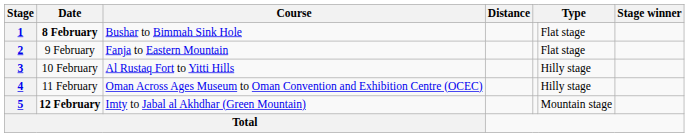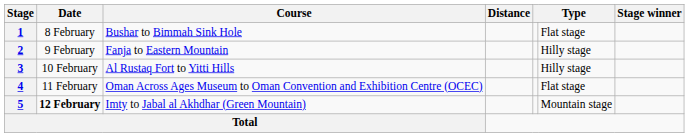(70, 31) bold -> (70, 31) normal
(563, 50) Flat stage -> (566, 50) Hilly stage
(566, 86) Hilly stage -> (563, 86) Flat stage
